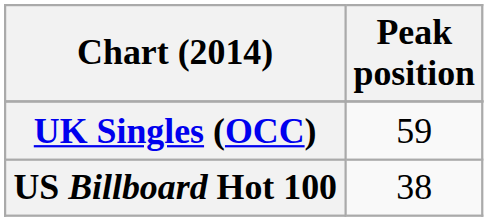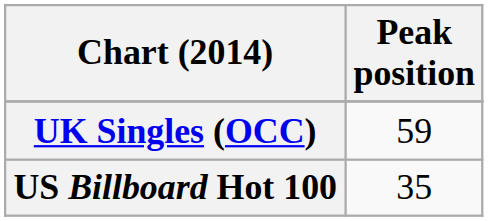(414, 186) 38 -> (414, 186) 35
